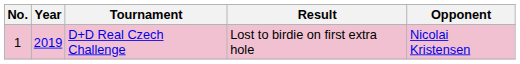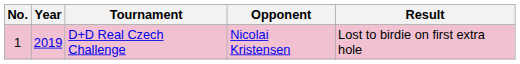columns swapped: (461, 15) <-> (317, 15)
